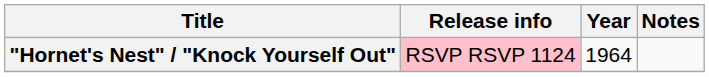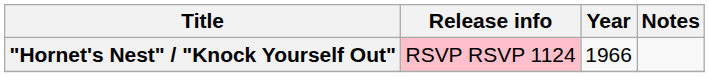(609, 54) 1964 -> (609, 54) 1966
